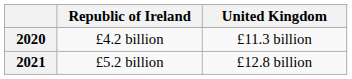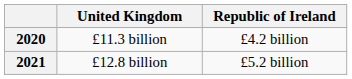columns swapped: (274, 16) <-> (130, 16)
